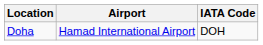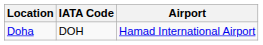columns swapped: (127, 13) <-> (228, 13)
